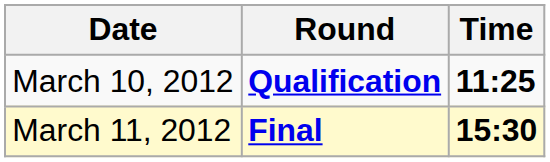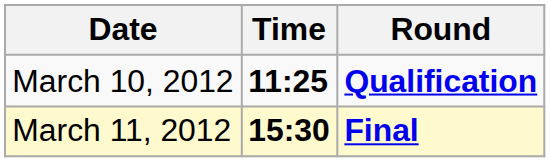columns swapped: (496, 29) <-> (345, 29)
